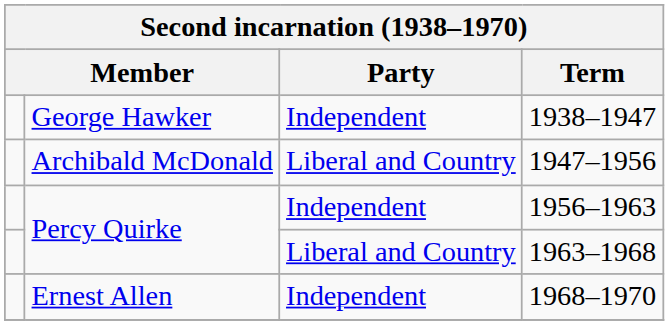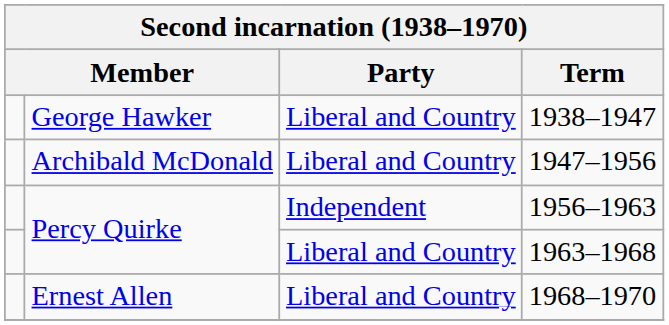(356, 116) Independent -> (401, 116) Liberal and Country
(356, 296) Independent -> (401, 296) Liberal and Country
